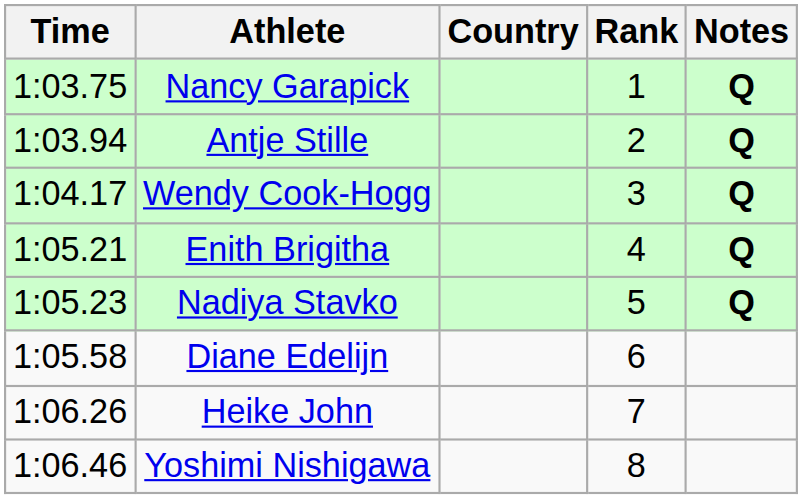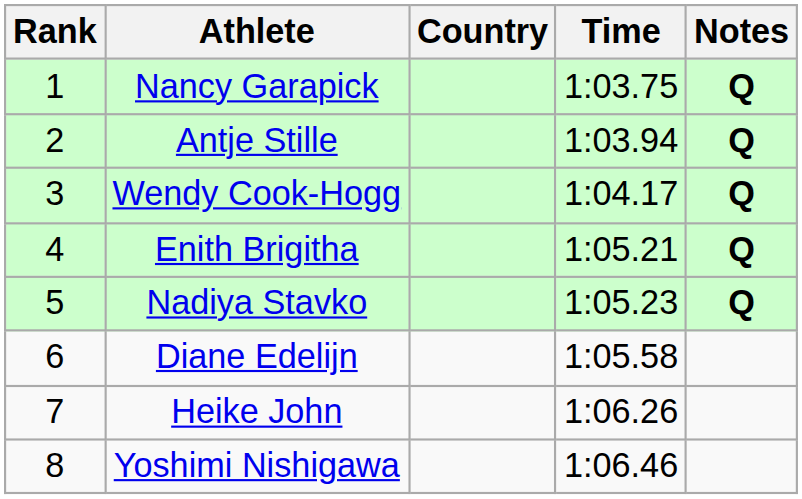columns swapped: (636, 31) <-> (70, 31)
